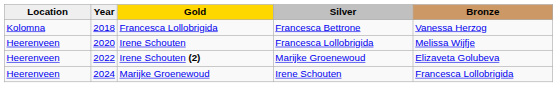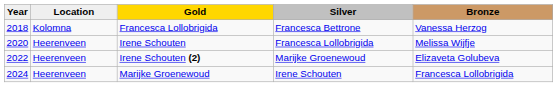columns swapped: (104, 12) <-> (48, 12)
